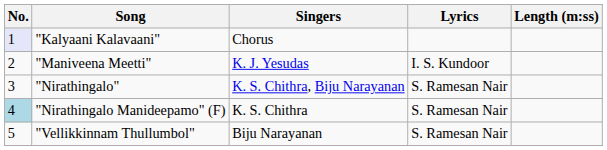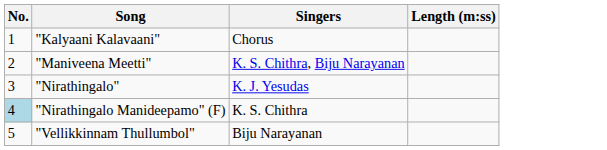- column: (459, 16)
(11, 40) lavender background -> (11, 40) no background
(270, 63) K. J. Yesudas -> (318, 63) K. S. Chithra, Biju Narayanan
(318, 87) K. S. Chithra, Biju Narayanan -> (270, 87) K. J. Yesudas
